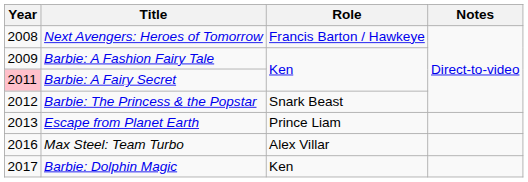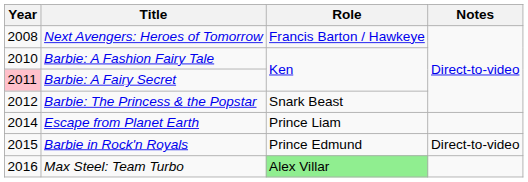(23, 58) 2009 -> (23, 58) 2010
(23, 123) 2013 -> (23, 123) 2014
+ row: (116, 144)
(299, 144) no background -> (299, 166) lightgreen background
- row: (111, 166)
